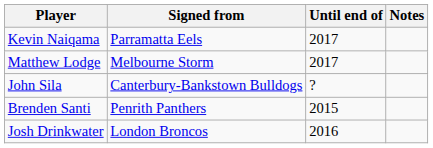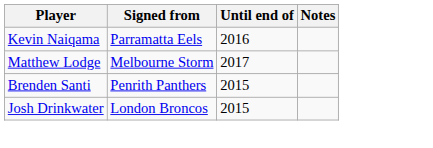(324, 39) 2017 -> (235, 39) 2016
- row: (35, 85)
(324, 131) 2016 -> (235, 108) 2015
